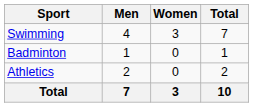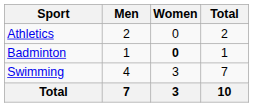rows swapped: (31, 72) <-> (36, 33)
(175, 53) normal -> (175, 53) bold
